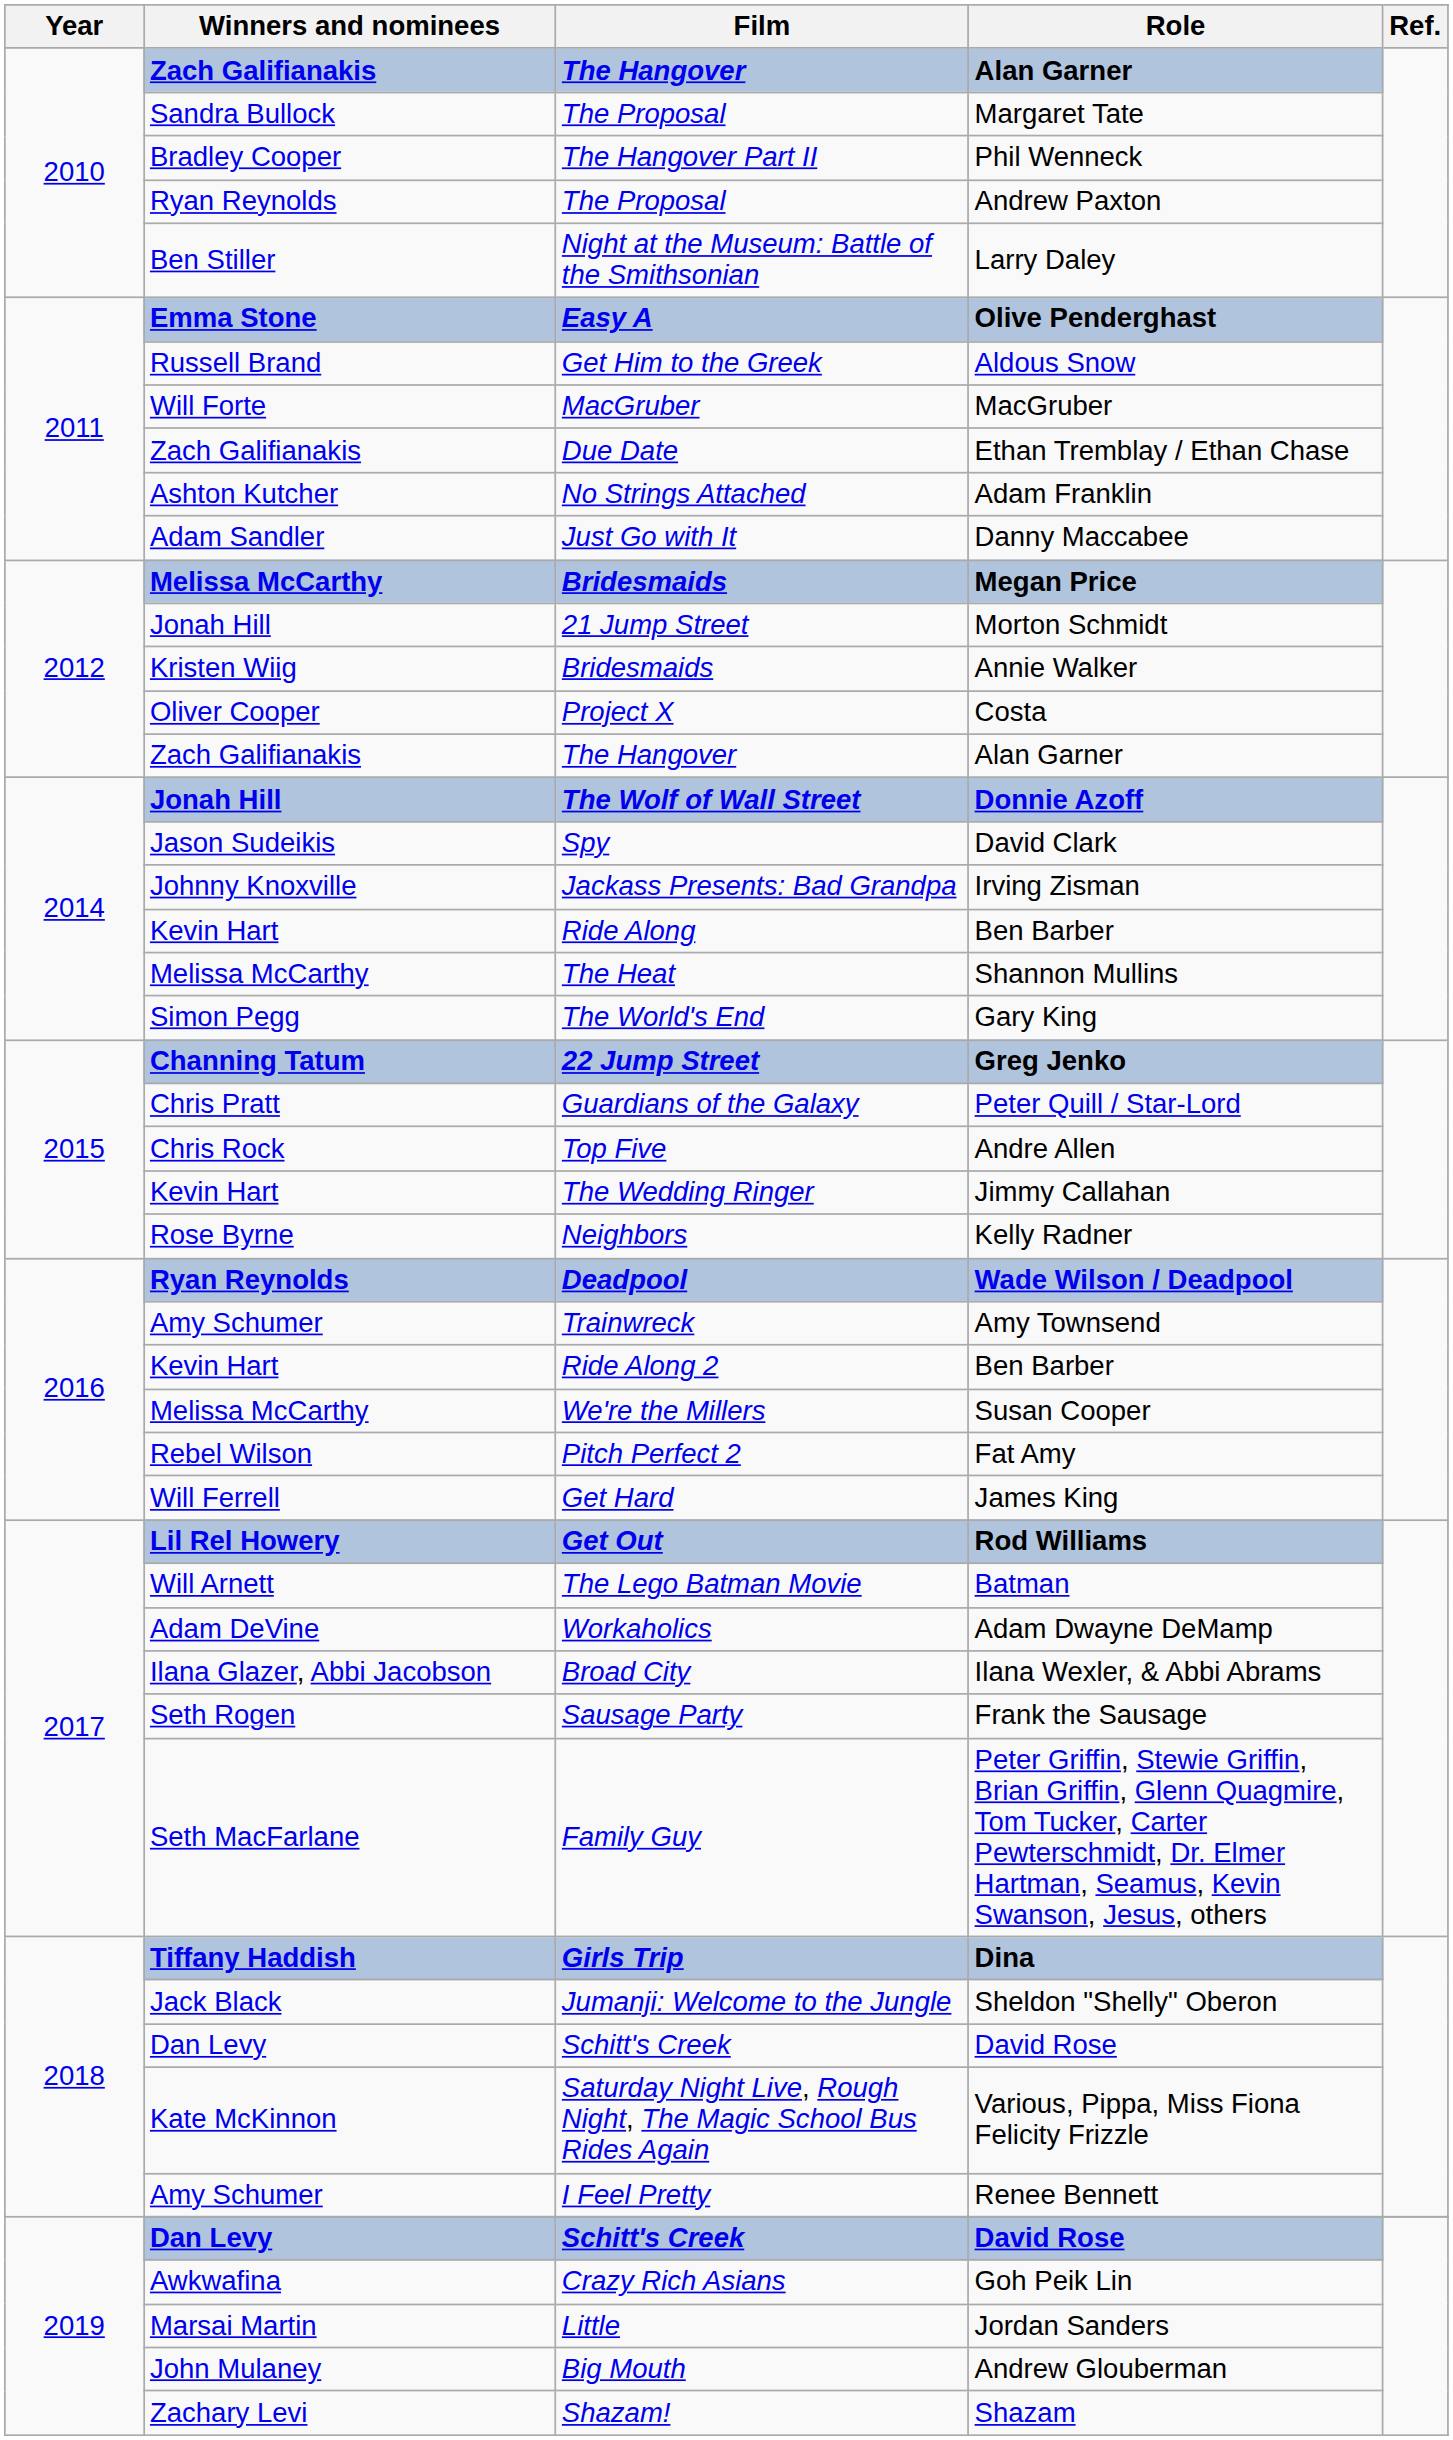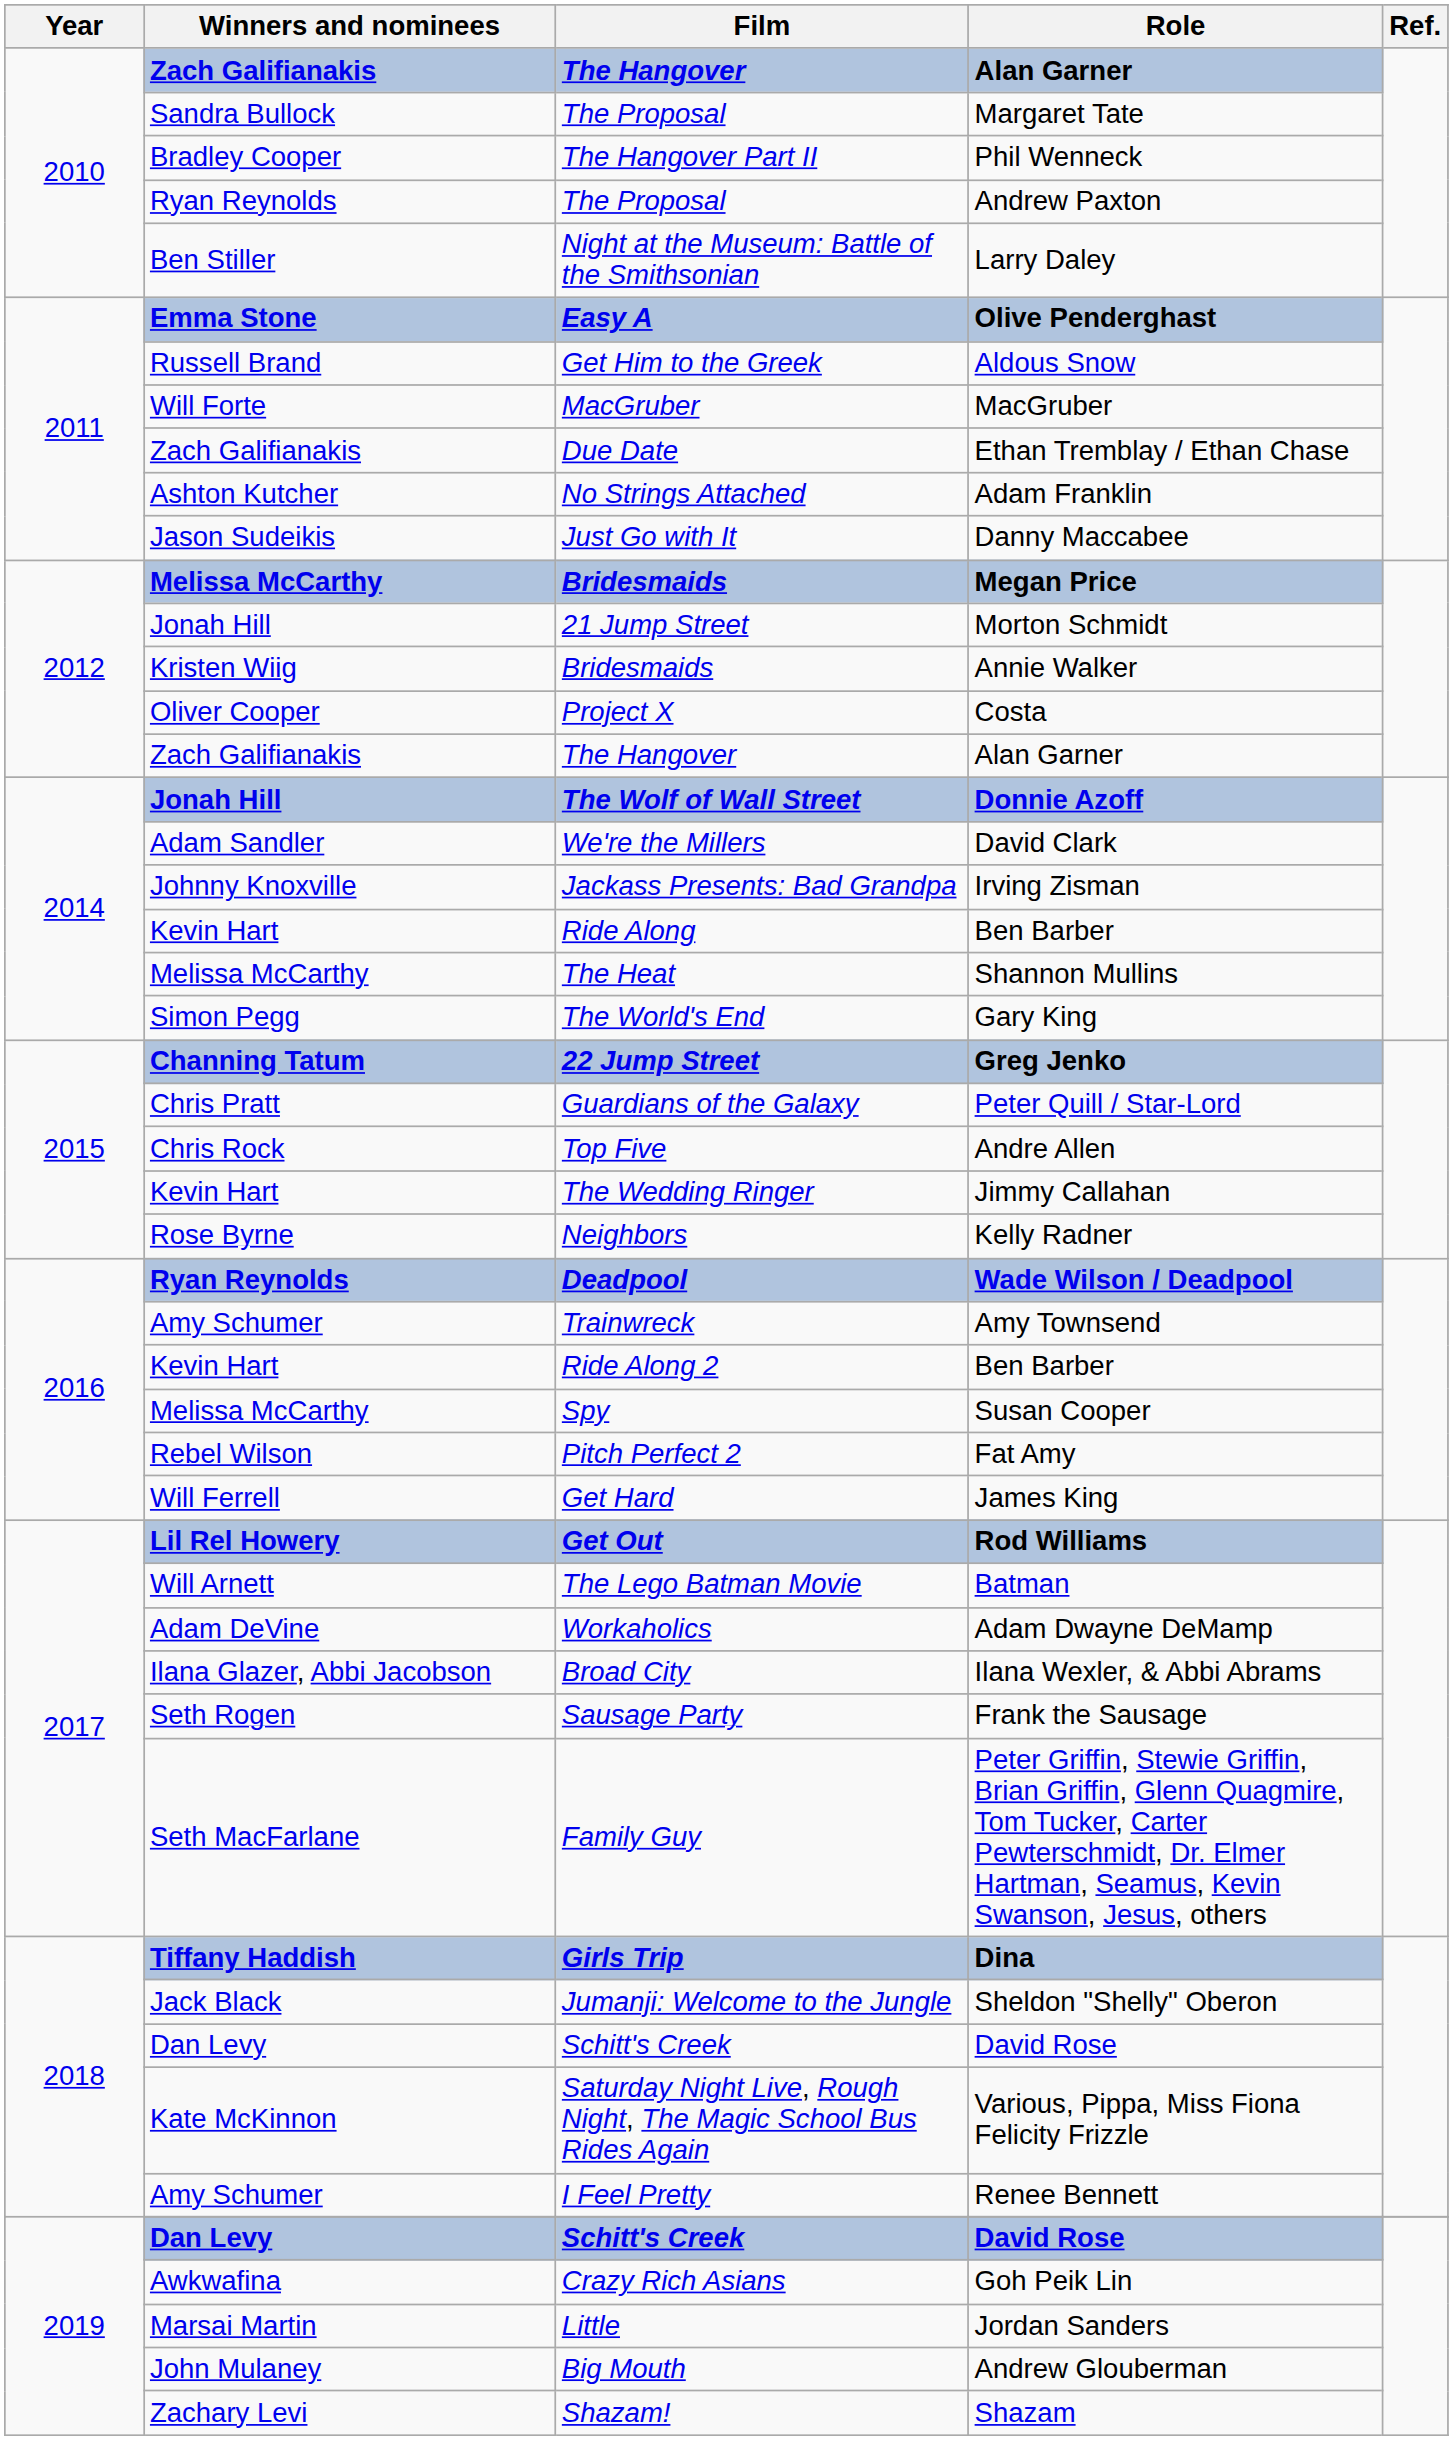(237, 537) Adam Sandler -> (242, 537) Jason Sudeikis
(242, 842) Jason Sudeikis -> (237, 842) Adam Sandler
(586, 842) Spy -> (664, 842) We're the Millers
(664, 1410) We're the Millers -> (586, 1410) Spy
